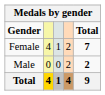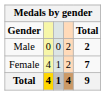rows swapped: (24, 64) <-> (24, 47)
